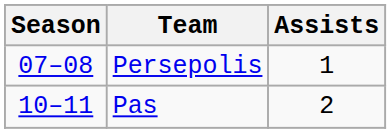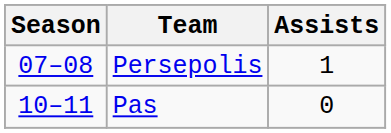(327, 107) 2 -> (327, 107) 0
